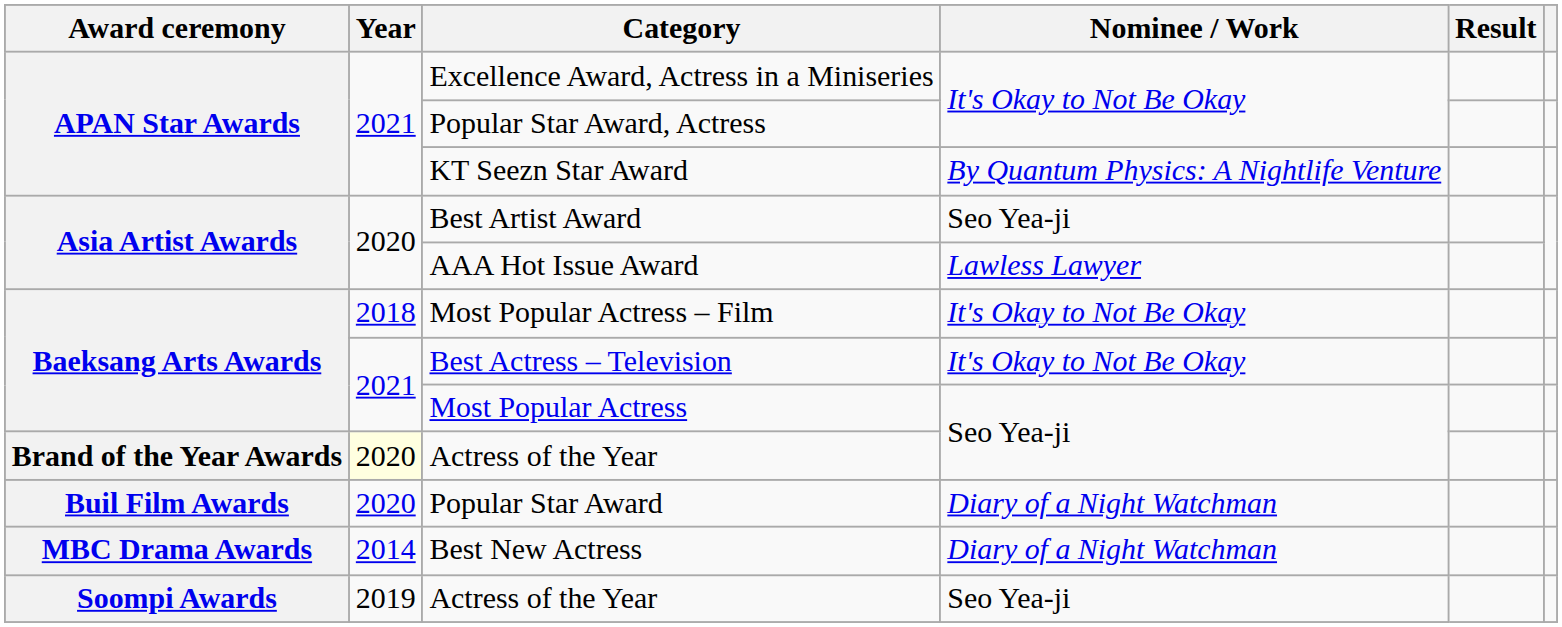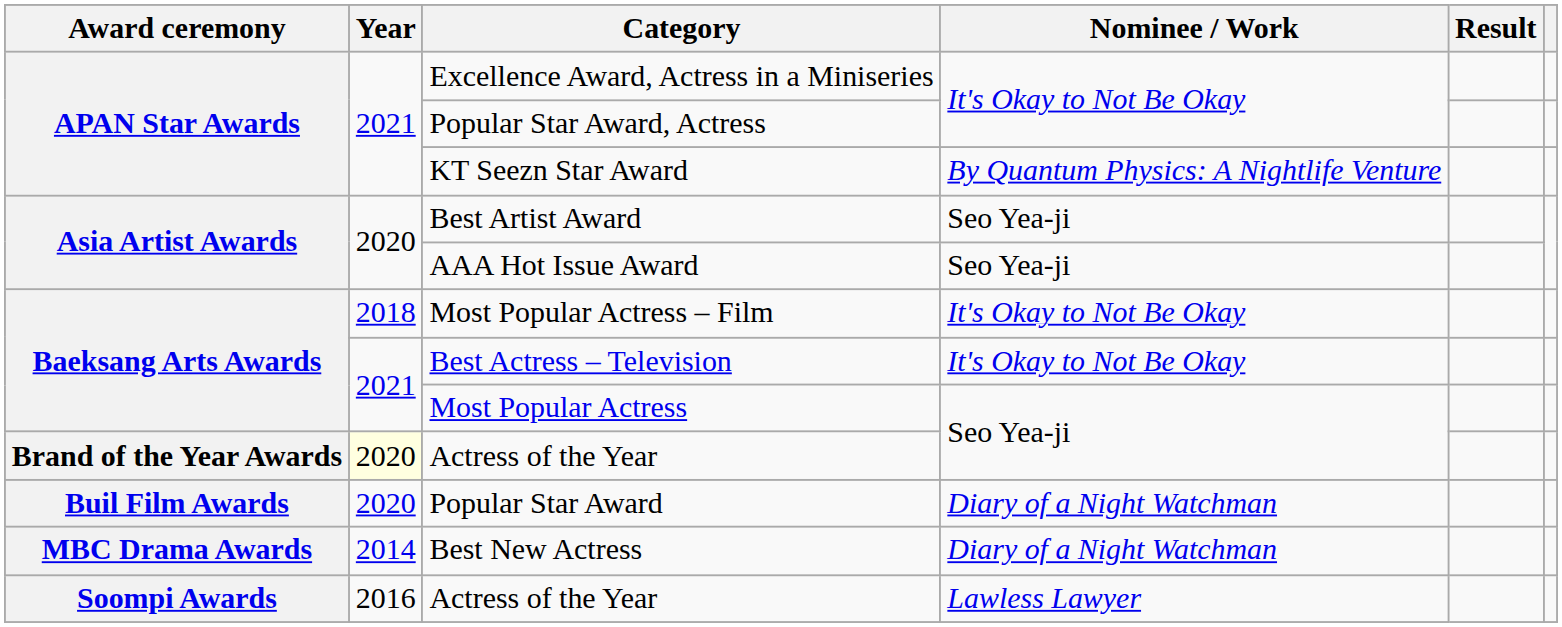(1044, 265) Lawless Lawyer -> (1009, 265) Seo Yea-ji
(386, 597) 2019 -> (386, 597) 2016
(1009, 597) Seo Yea-ji -> (1044, 597) Lawless Lawyer
